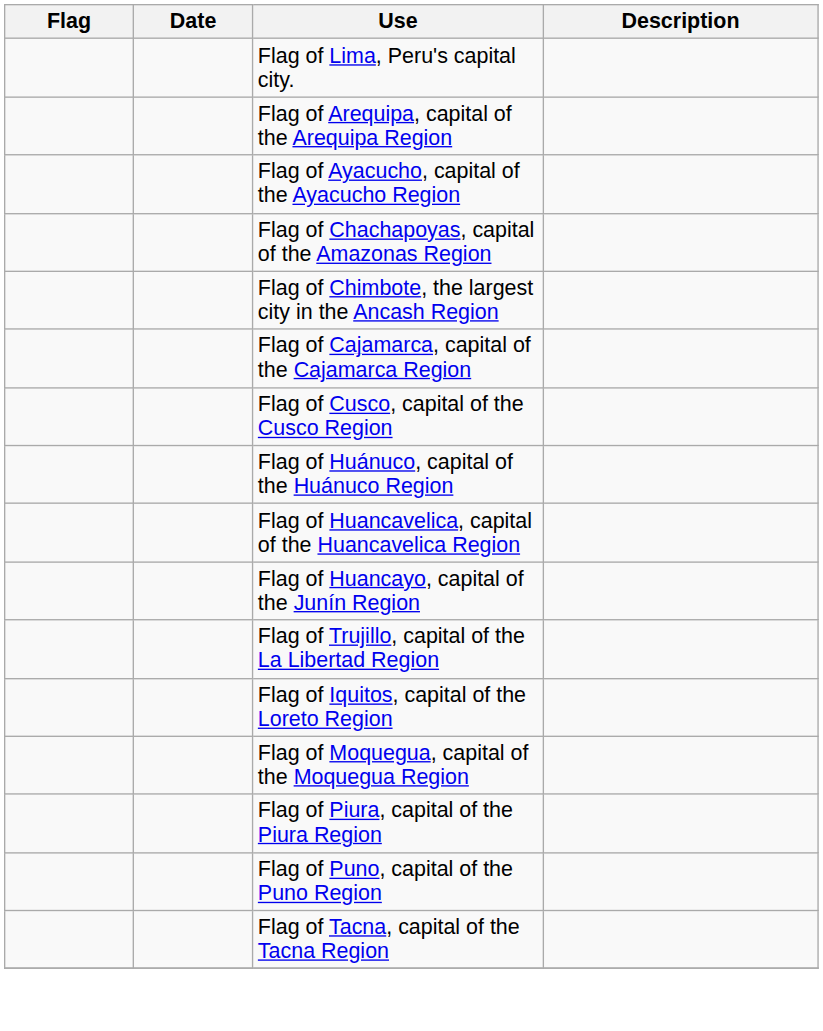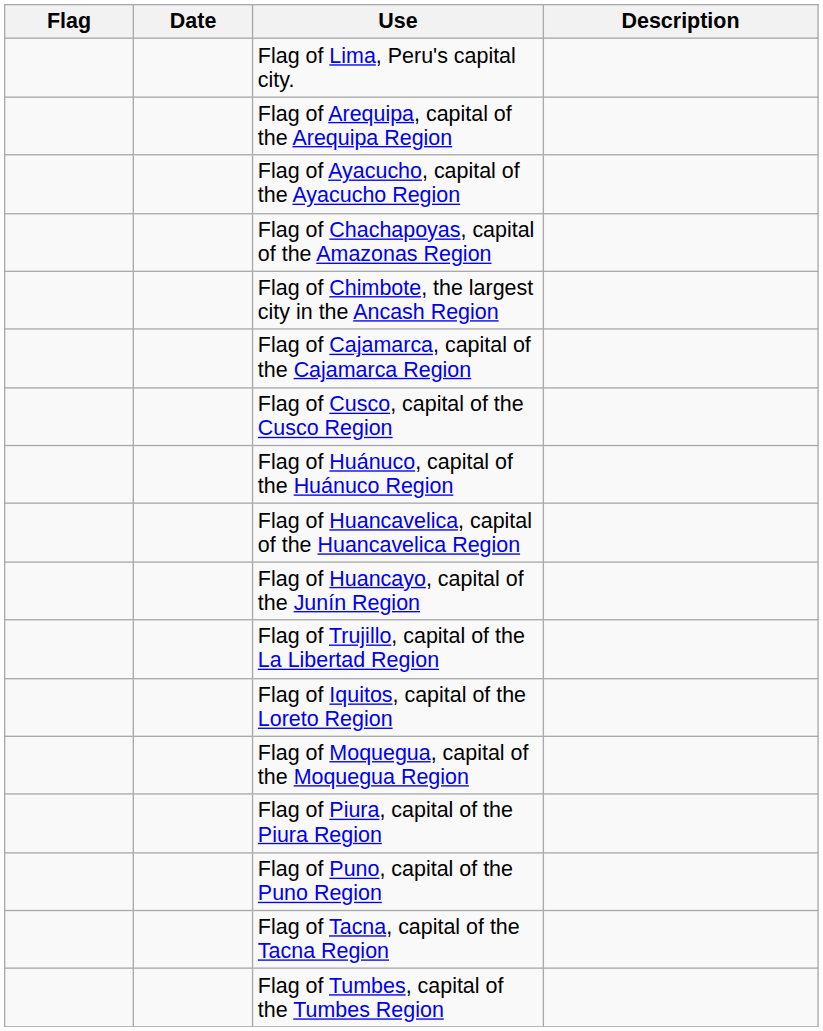+ row: (381, 997)
